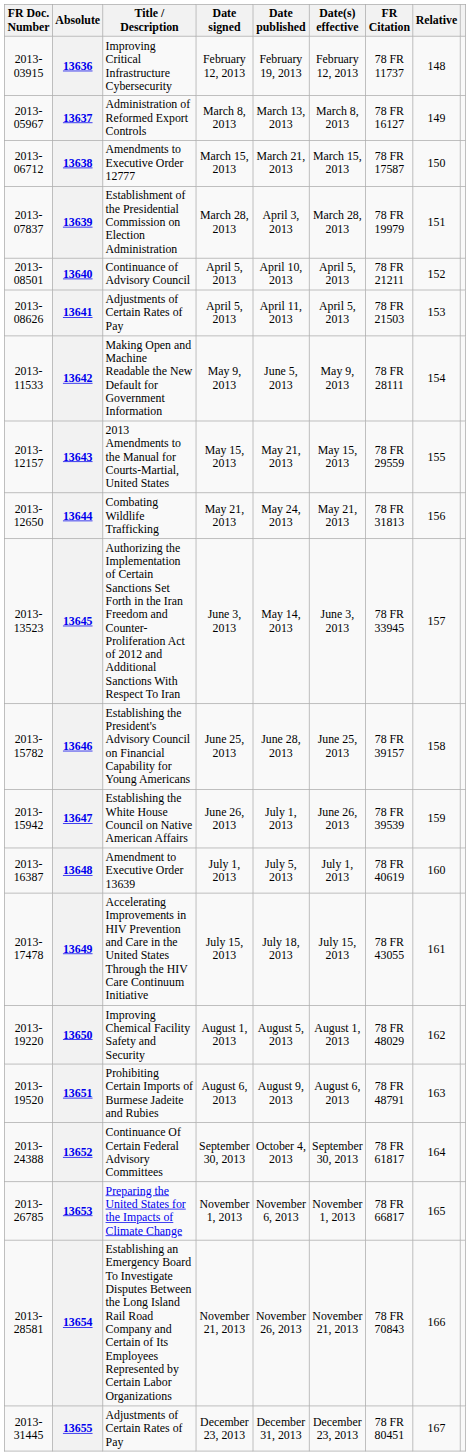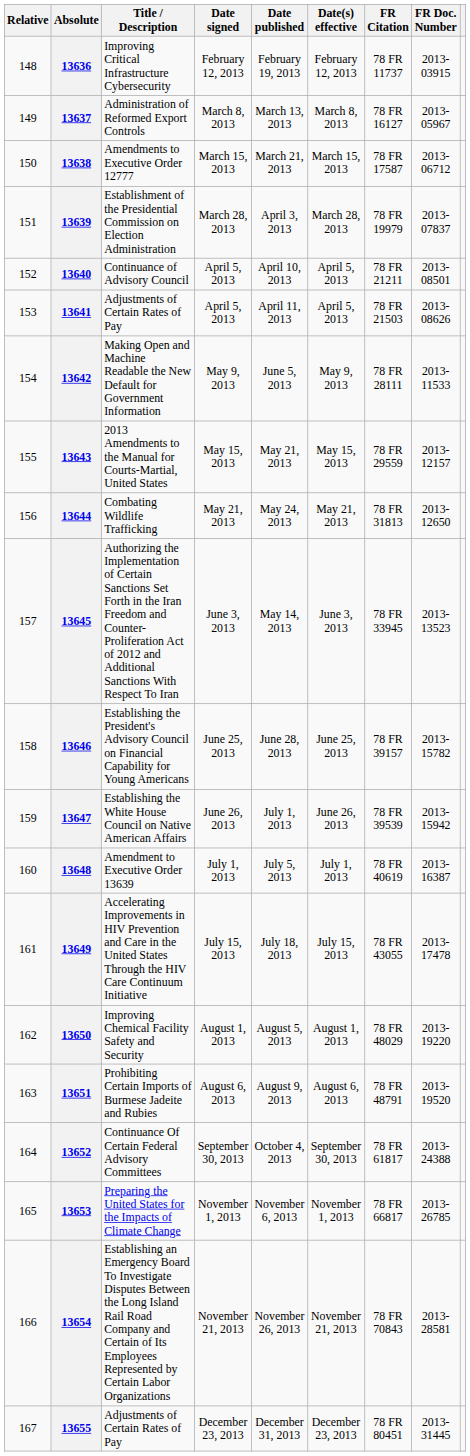columns swapped: (436, 20) <-> (29, 20)
